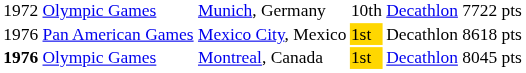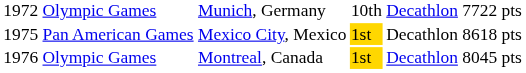(21, 34) 1976 -> (21, 34) 1975
(21, 57) bold -> (21, 57) normal
